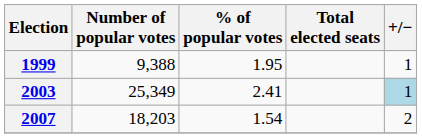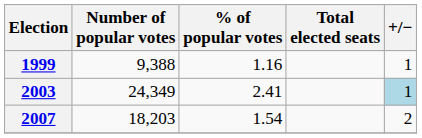(267, 64) 1.95 -> (267, 64) 1.16
(152, 91) 25,349 -> (152, 91) 24,349
